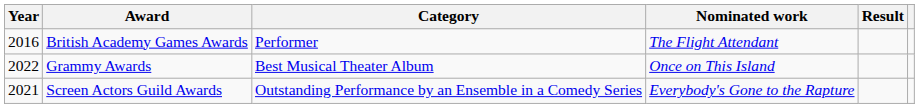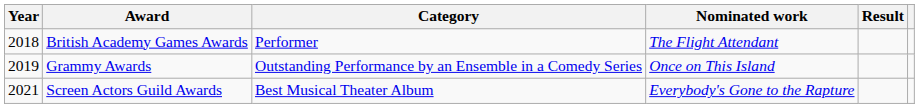(24, 41) 2016 -> (24, 41) 2018
(24, 66) 2022 -> (24, 66) 2019
(344, 66) Best Musical Theater Album -> (449, 66) Outstanding Performance by an Ensemble in a Comedy Series
(449, 90) Outstanding Performance by an Ensemble in a Comedy Series -> (344, 90) Best Musical Theater Album
